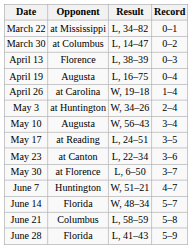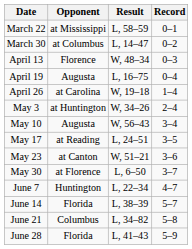(130, 28) L, 34–82 -> (130, 28) L, 58–59
(130, 60) L, 38–39 -> (130, 60) W, 48–34
(130, 156) L, 22–34 -> (130, 156) W, 51–21
(130, 188) W, 51–21 -> (130, 188) L, 22–34
(130, 204) W, 48–34 -> (130, 204) L, 38–39
(130, 220) L, 58–59 -> (130, 220) L, 34–82
